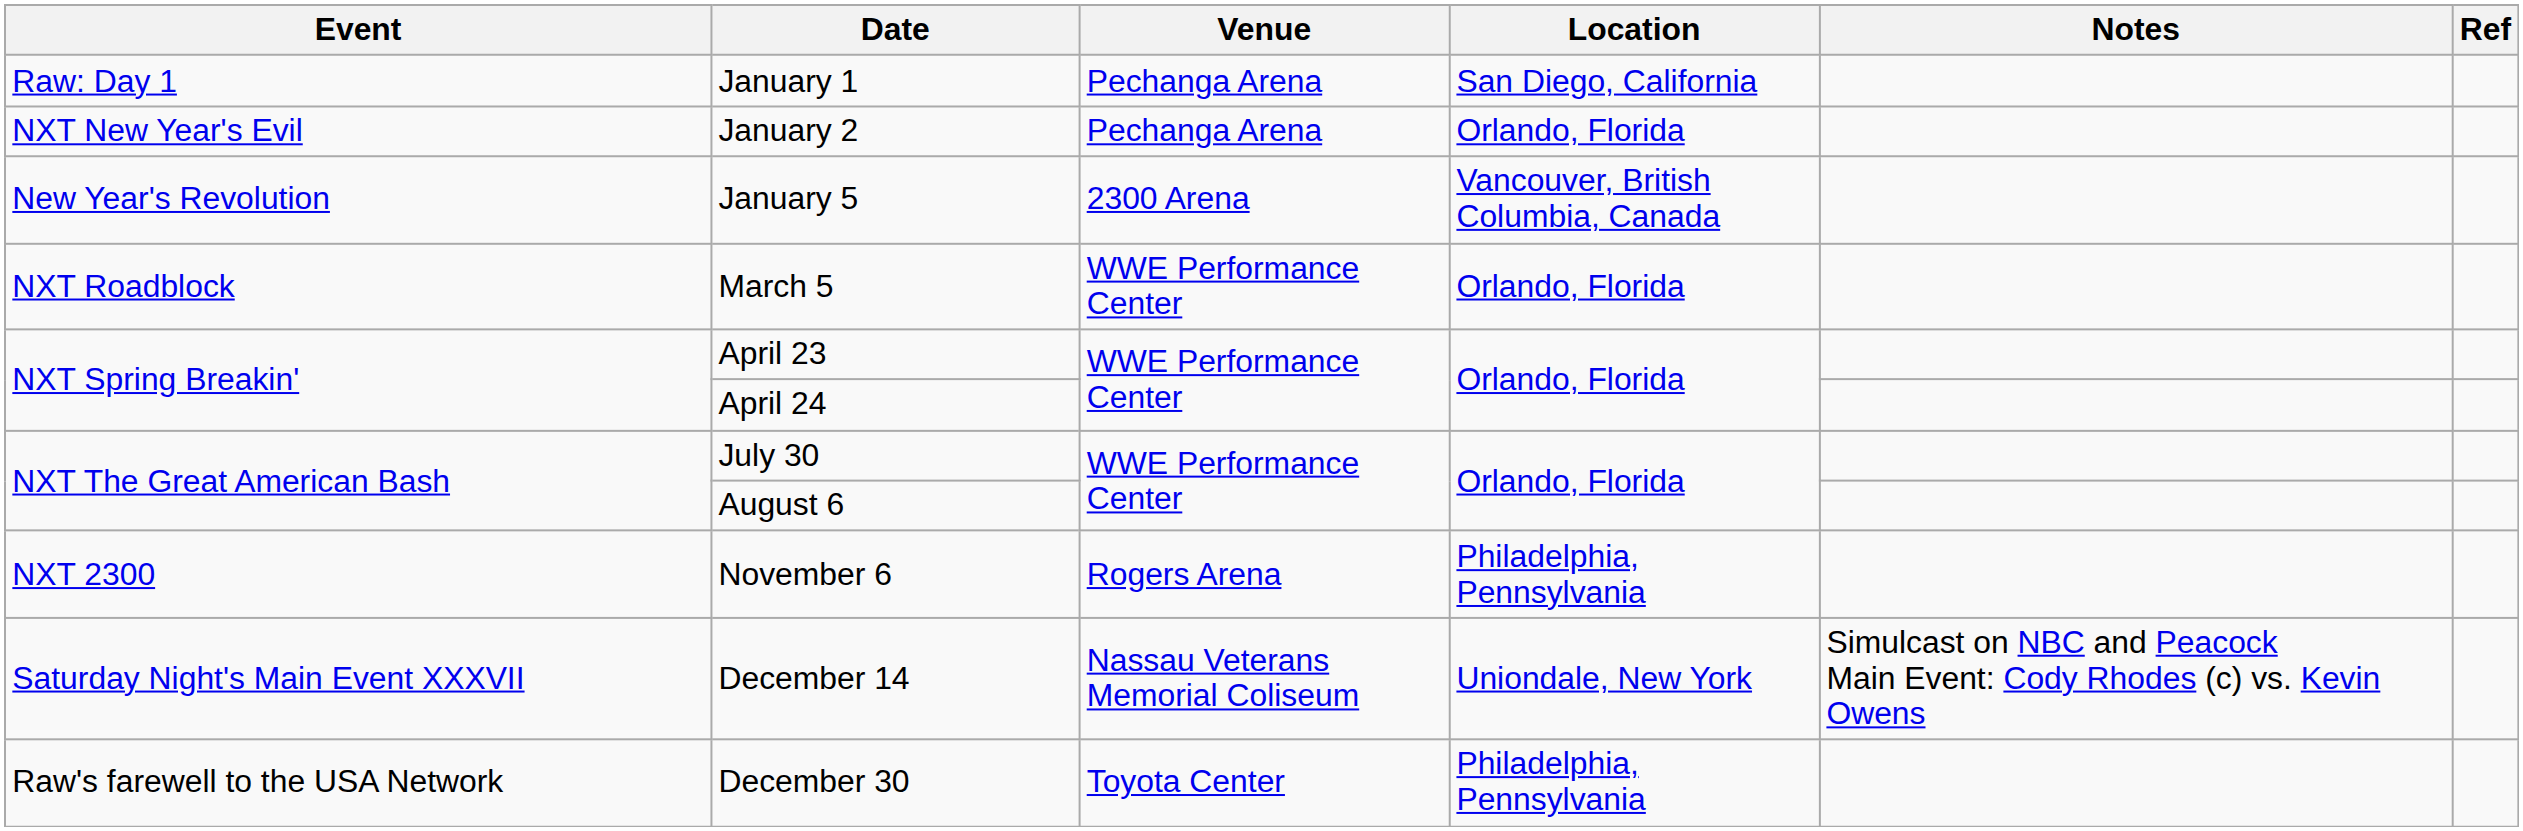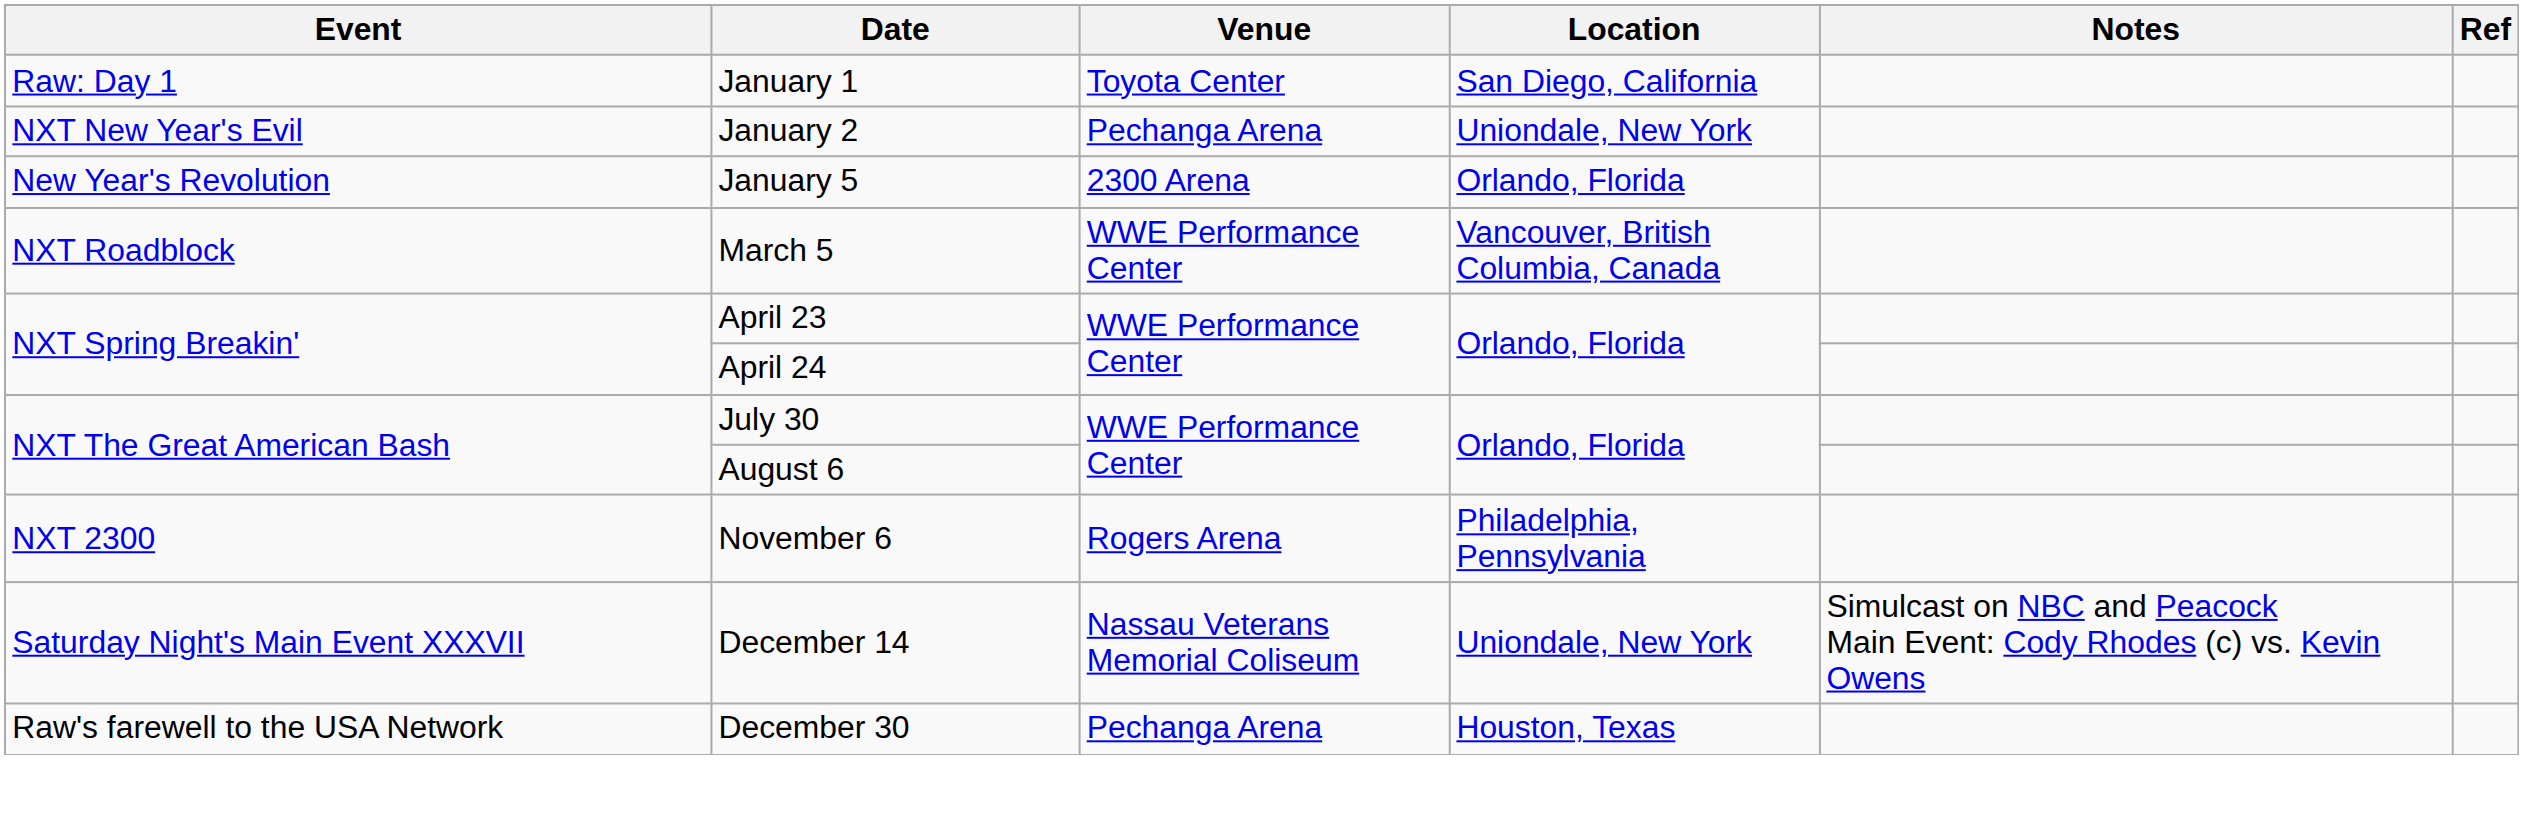(1204, 80) Pechanga Arena -> (1186, 80) Toyota Center
(1571, 130) Orlando, Florida -> (1604, 130) Uniondale, New York
(1588, 199) Vancouver, British Columbia, Canada -> (1571, 181) Orlando, Florida
(1571, 285) Orlando, Florida -> (1588, 249) Vancouver, British Columbia, Canada
(1186, 782) Toyota Center -> (1204, 728) Pechanga Arena
(1551, 782) Philadelphia, Pennsylvania -> (1566, 728) Houston, Texas
